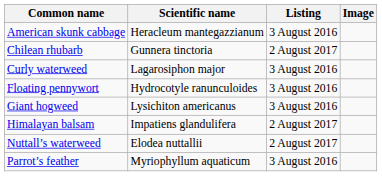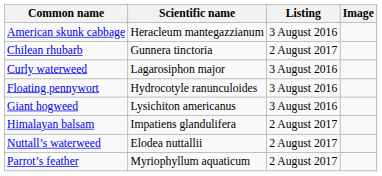(303, 161) 3 August 2016 -> (303, 161) 2 August 2017
